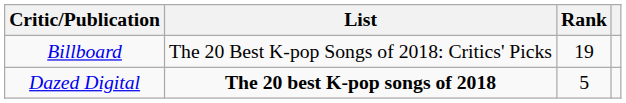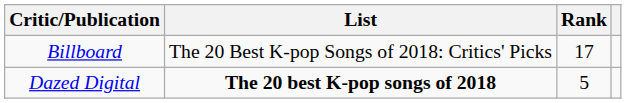(584, 51) 19 -> (584, 51) 17
